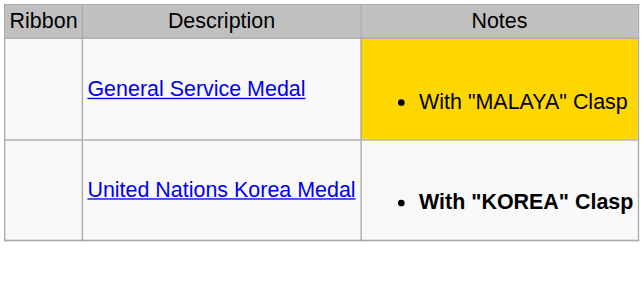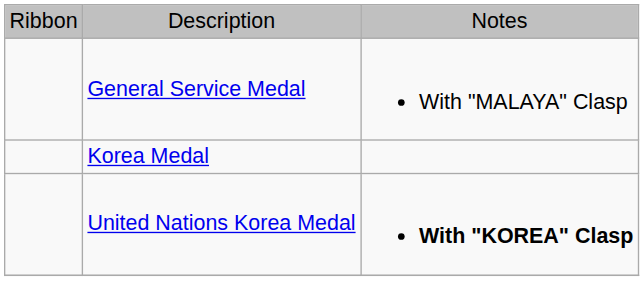(499, 101) gold background -> (499, 101) no background
+ row: (148, 156)
